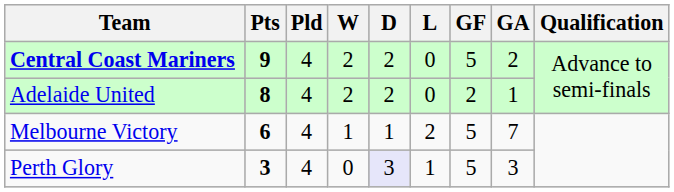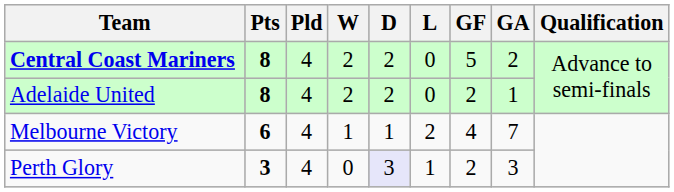(265, 59) 9 -> (265, 59) 8
(471, 132) 5 -> (471, 132) 4
(471, 168) 5 -> (471, 168) 2
